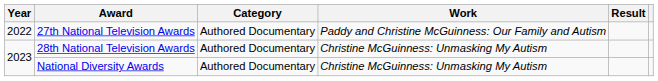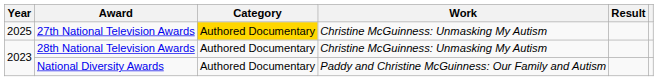(19, 31) 2022 -> (19, 31) 2025
(257, 31) no background -> (257, 31) gold background
(463, 31) Paddy and Christine McGuinness: Our Family and Autism -> (434, 31) Christine McGuinness: Unmasking My Autism
(434, 66) Christine McGuinness: Unmasking My Autism -> (463, 66) Paddy and Christine McGuinness: Our Family and Autism
